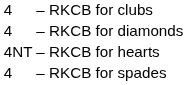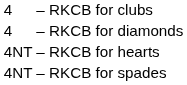(8, 73) 4 -> (18, 73) 4NT
